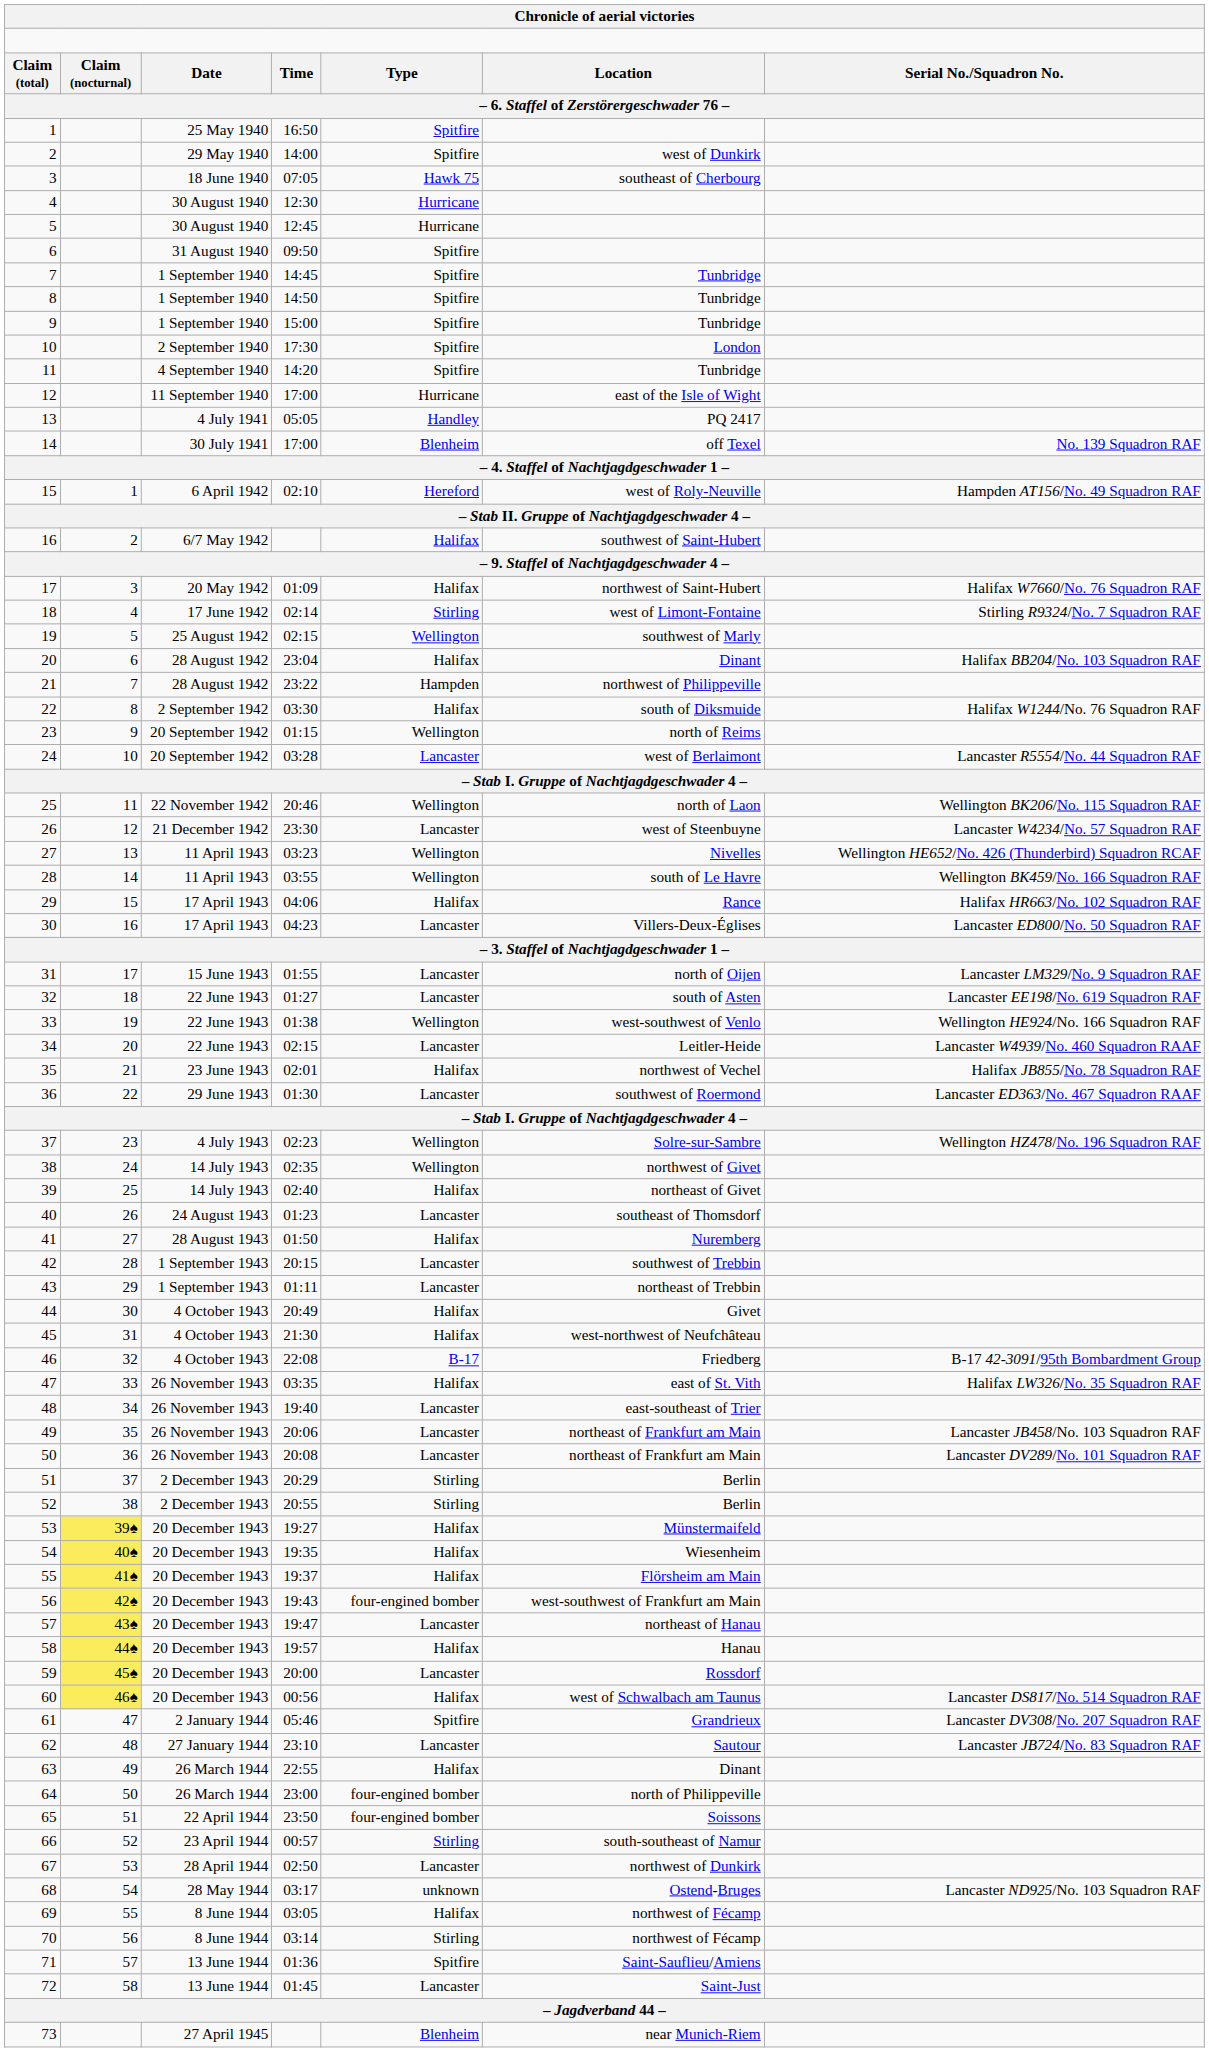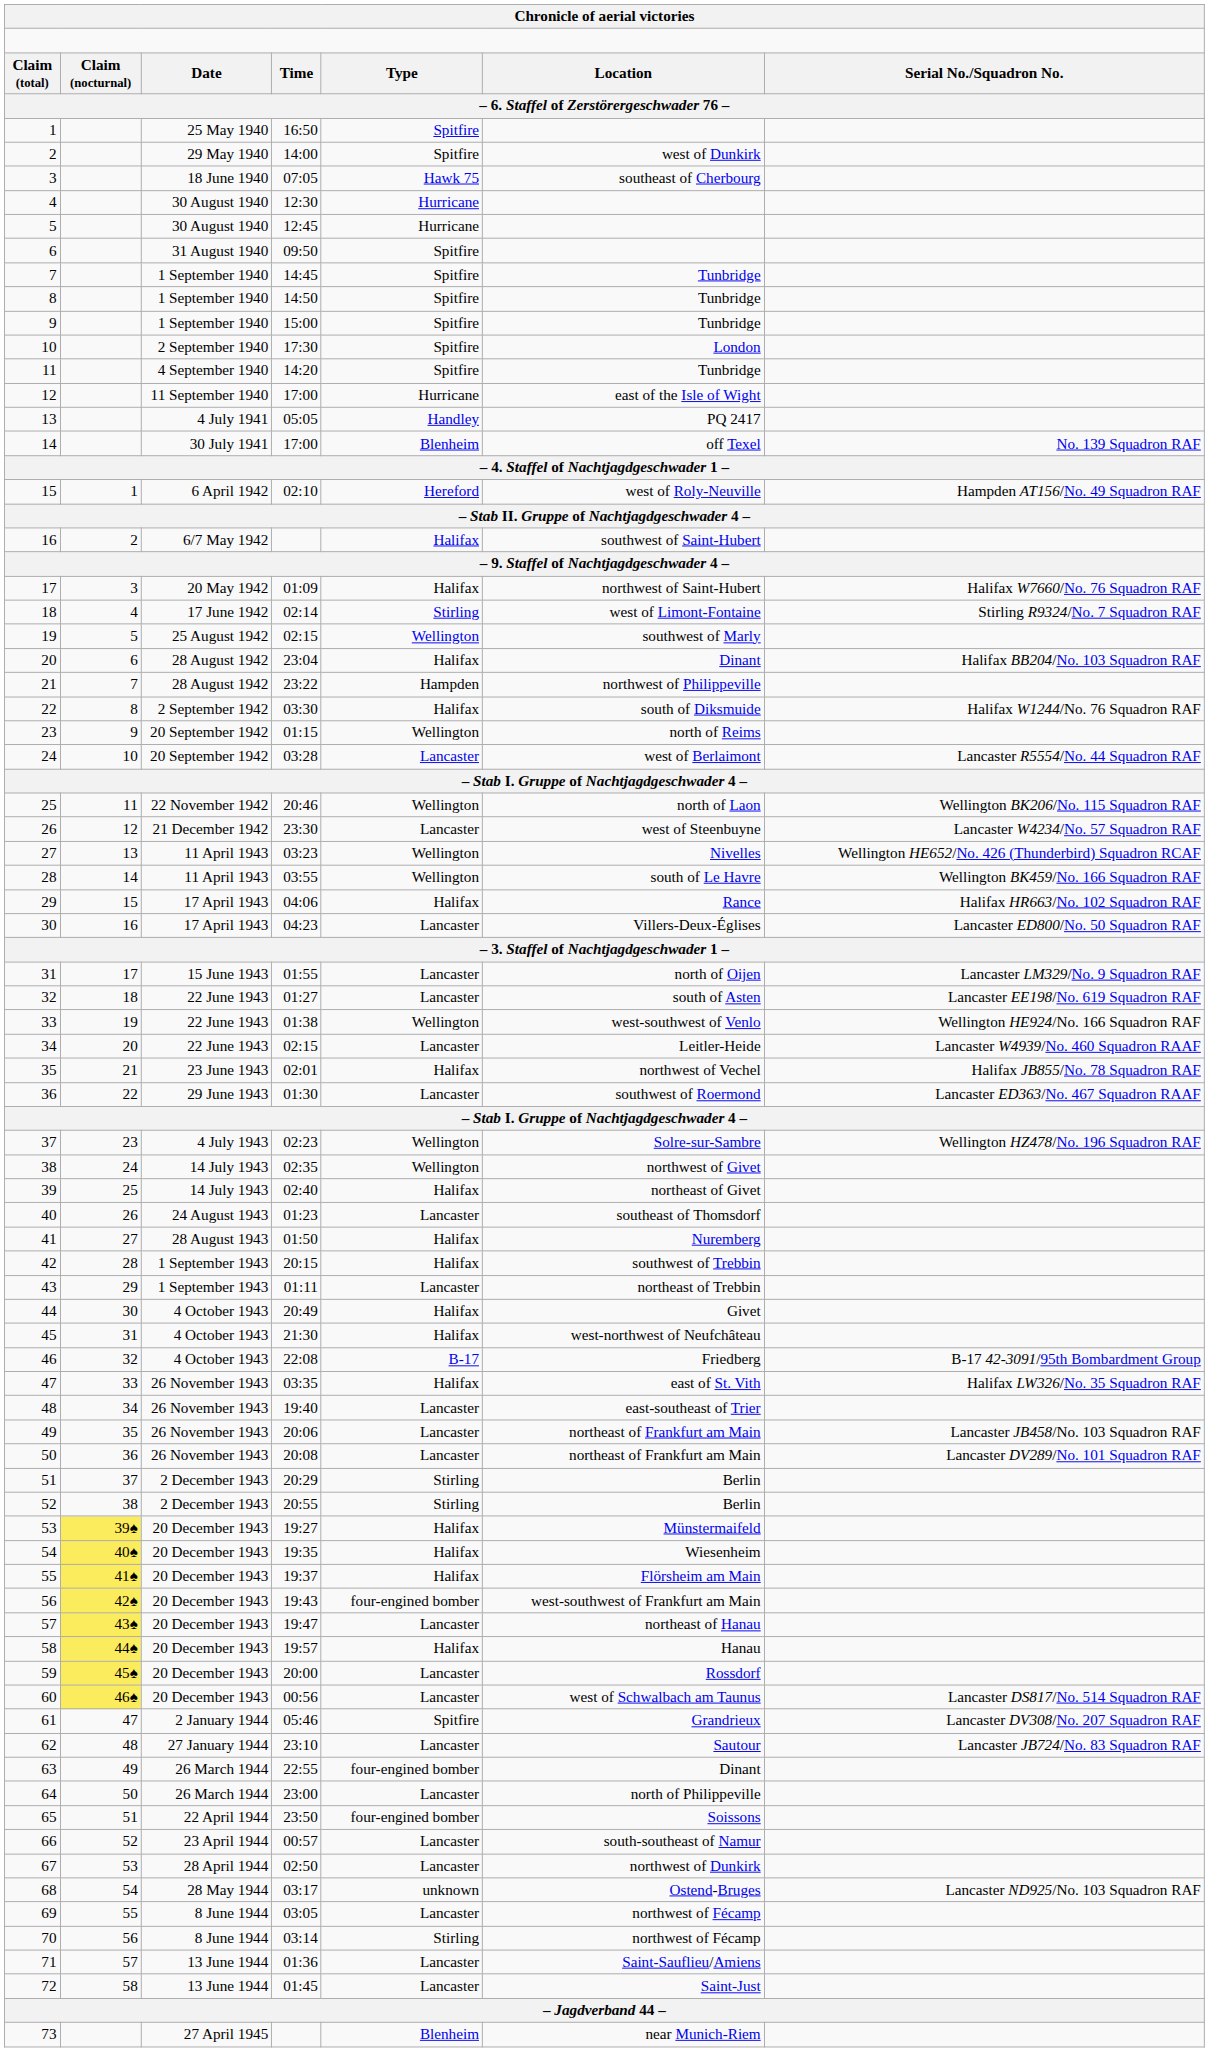(449, 1263) Lancaster -> (456, 1263) Halifax
(456, 1696) Halifax -> (449, 1696) Lancaster
(456, 1769) Halifax -> (415, 1769) four-engined bomber
(415, 1793) four-engined bomber -> (449, 1793) Lancaster
(456, 1841) Stirling -> (449, 1841) Lancaster
(456, 1913) Halifax -> (449, 1913) Lancaster
(456, 1962) Spitfire -> (449, 1962) Lancaster
